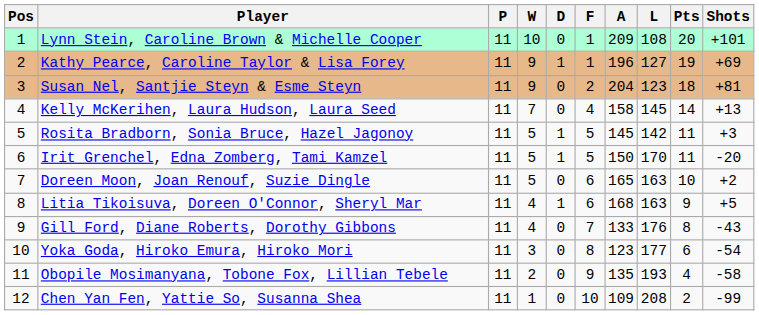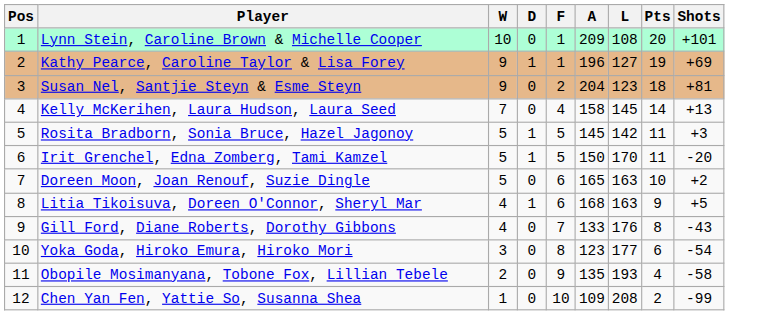- column: (503, 16)
